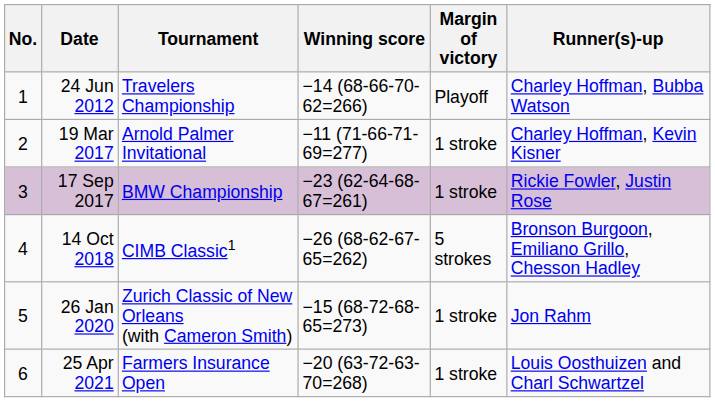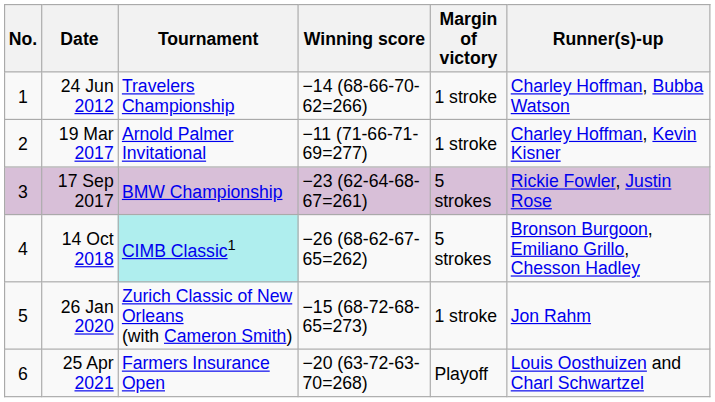(461, 96) Playoff -> (466, 96) 1 stroke
(466, 191) 1 stroke -> (463, 191) 5 strokes
(179, 249) no background -> (179, 249) paleturquoise background
(466, 374) 1 stroke -> (461, 374) Playoff
